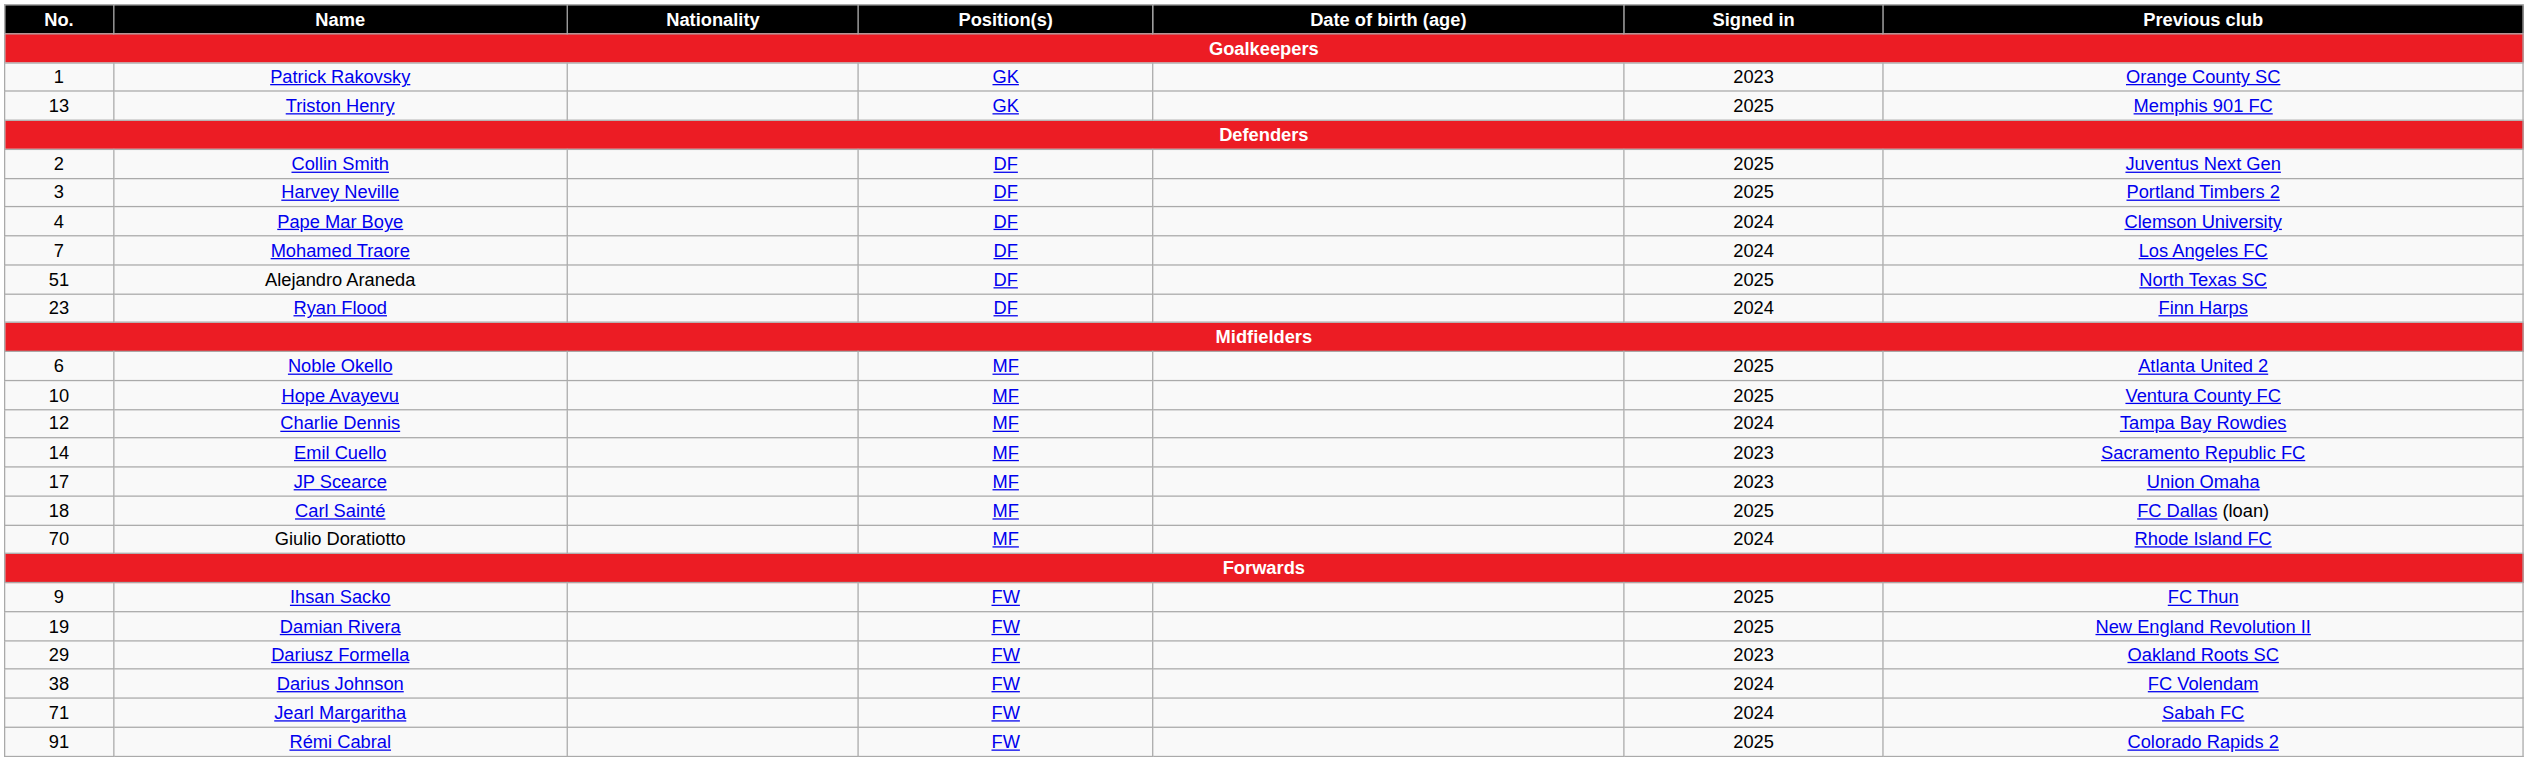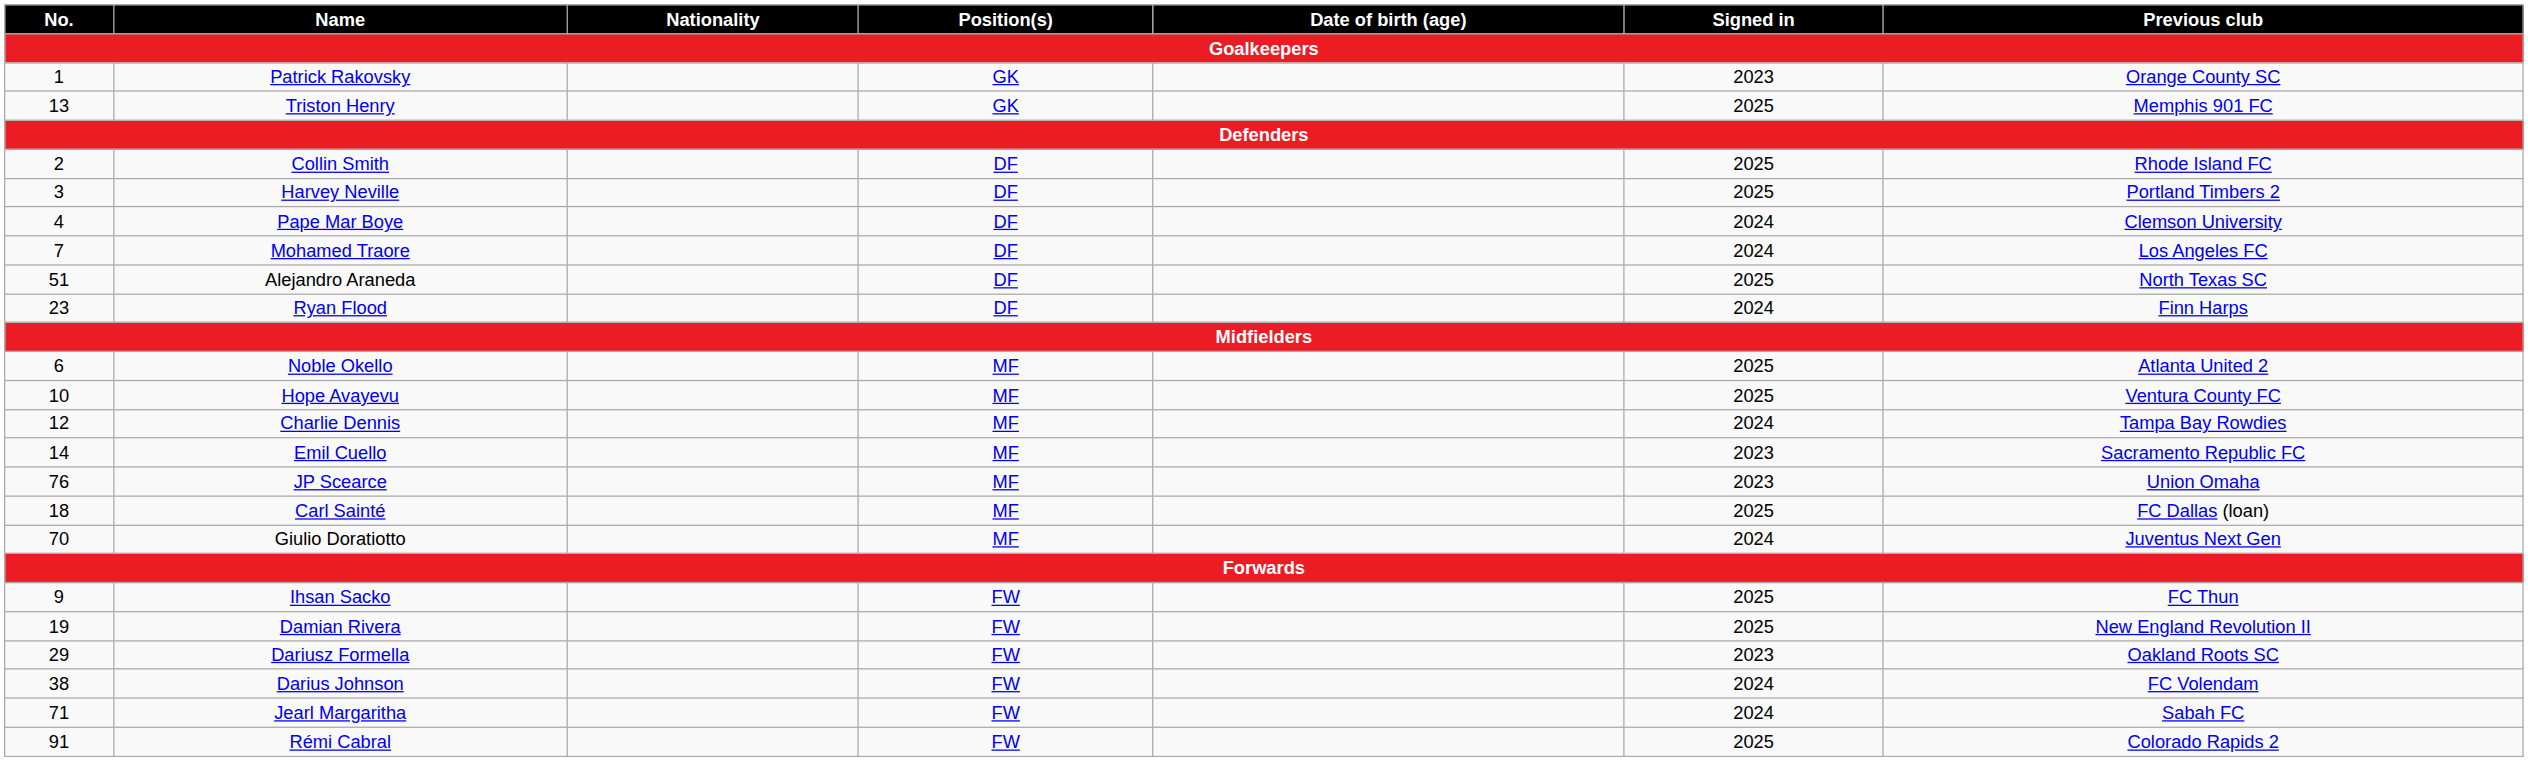(2203, 164) Juventus Next Gen -> (2203, 164) Rhode Island FC
(59, 482) 17 -> (59, 482) 76
(2203, 540) Rhode Island FC -> (2203, 540) Juventus Next Gen
